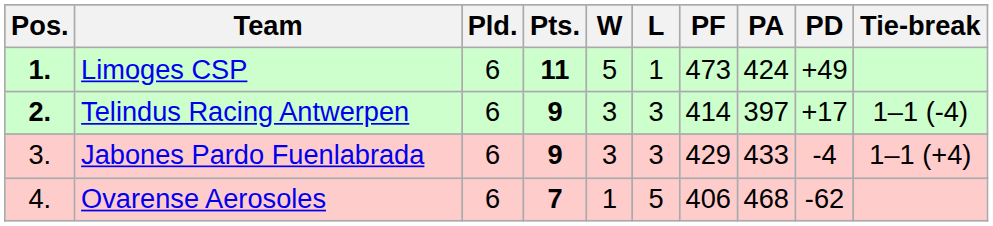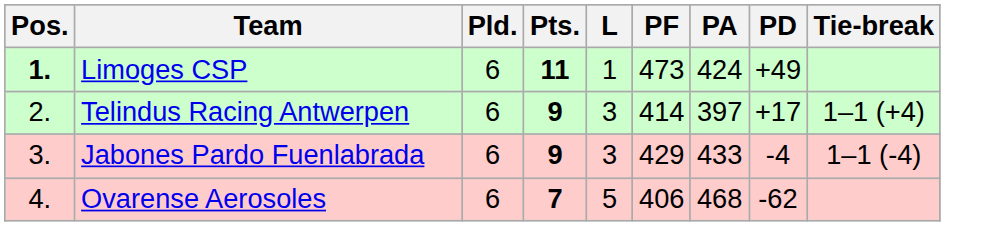- column: (609, 26)
(40, 112) bold -> (40, 112) normal
(920, 112) 1–1 (-4) -> (874, 112) 1–1 (+4)
(920, 155) 1–1 (+4) -> (874, 155) 1–1 (-4)
